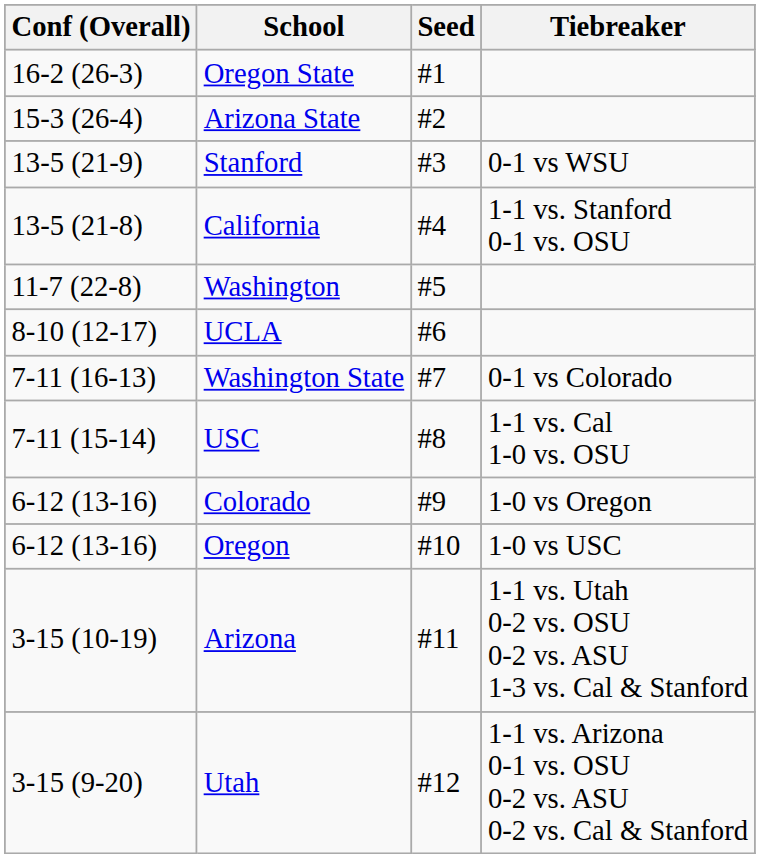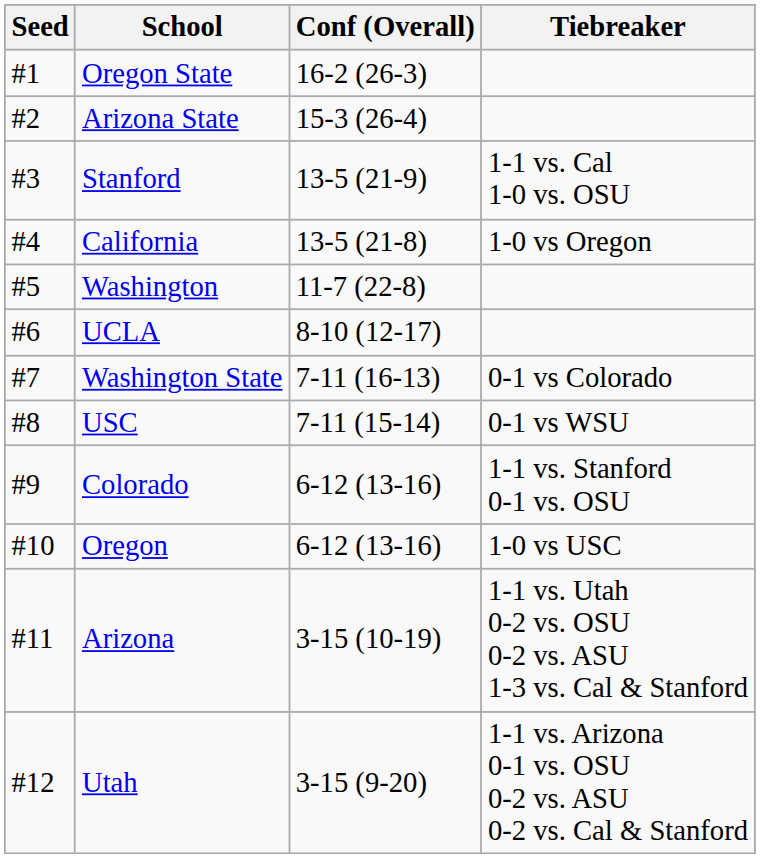columns swapped: (446, 27) <-> (101, 27)
(558, 163) 0-1 vs WSU -> (559, 179) 1-1 vs. Cal 1-0 vs. OSU
(580, 225) 1-1 vs. Stanford 0-1 vs. OSU -> (570, 241) 1-0 vs Oregon
(559, 438) 1-1 vs. Cal 1-0 vs. OSU -> (558, 422) 0-1 vs WSU
(570, 500) 1-0 vs Oregon -> (580, 484) 1-1 vs. Stanford 0-1 vs. OSU
